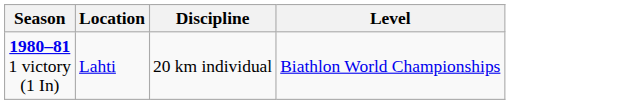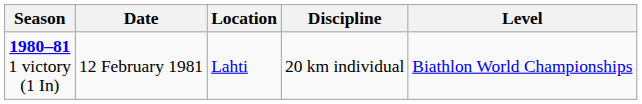+ column: (141, 18)
